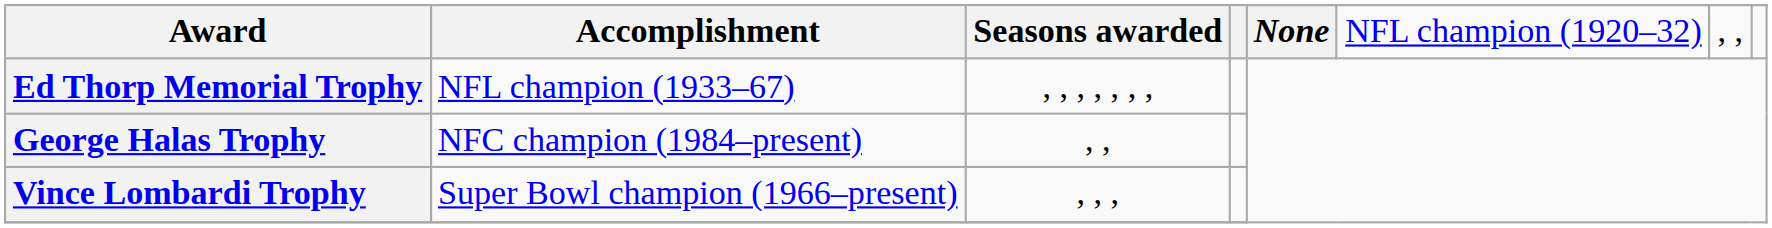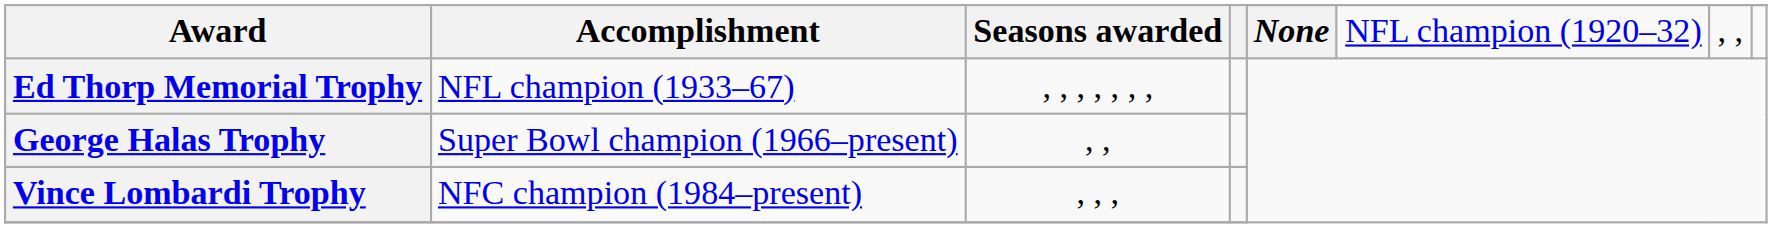(650, 139) NFC champion (1984–present) -> (698, 139) Super Bowl champion (1966–present)
(698, 193) Super Bowl champion (1966–present) -> (650, 193) NFC champion (1984–present)
